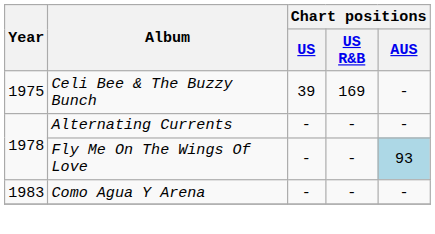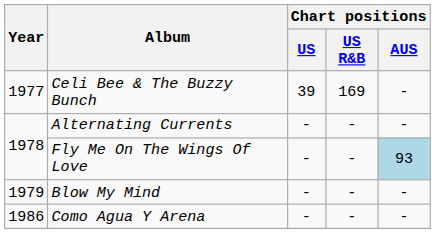(26, 92) 1975 -> (26, 92) 1977
+ row: (106, 192)
(26, 192) 1983 -> (26, 217) 1986
